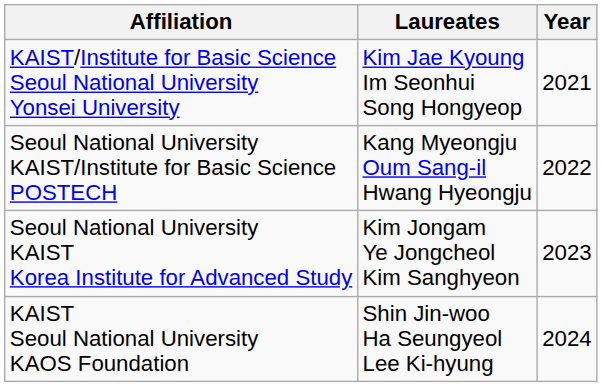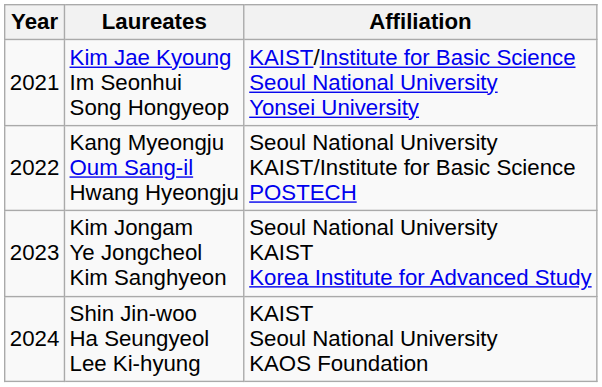columns swapped: (567, 22) <-> (181, 22)
